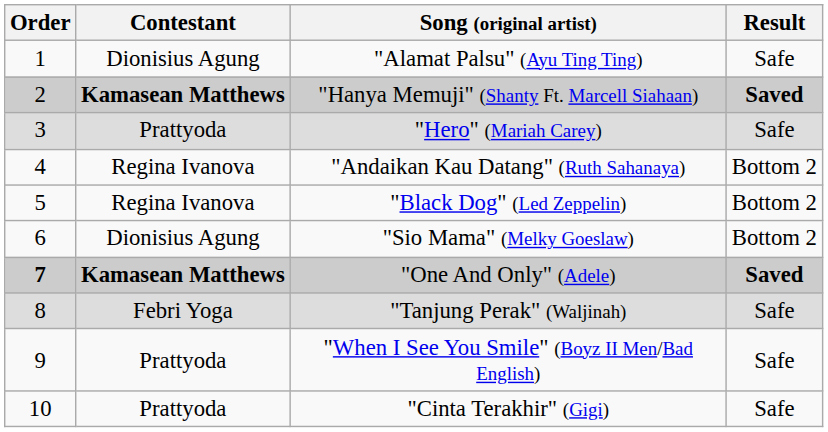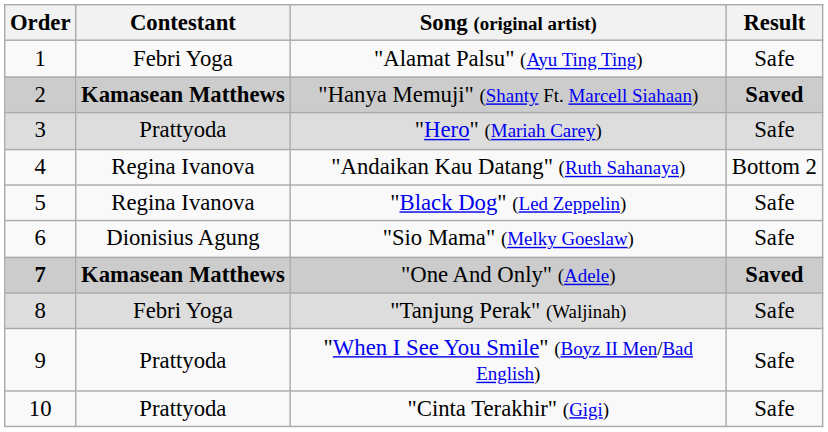(183, 58) Dionisius Agung -> (183, 58) Febri Yoga
(774, 202) Bottom 2 -> (774, 202) Safe
(774, 238) Bottom 2 -> (774, 238) Safe
